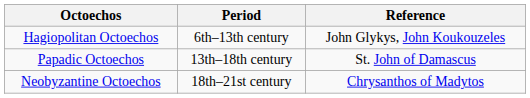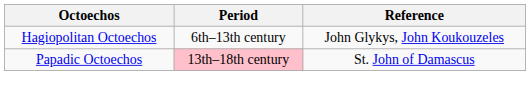(241, 59) no background -> (238, 59) pink background
- row: (91, 81)
